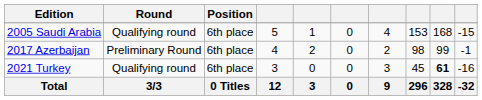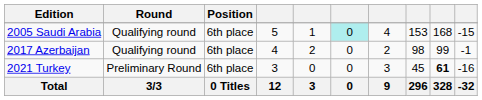(350, 32) no background -> (350, 32) paleturquoise background
(154, 50) Preliminary Round -> (154, 50) Qualifying round
(154, 68) Qualifying round -> (154, 68) Preliminary Round
